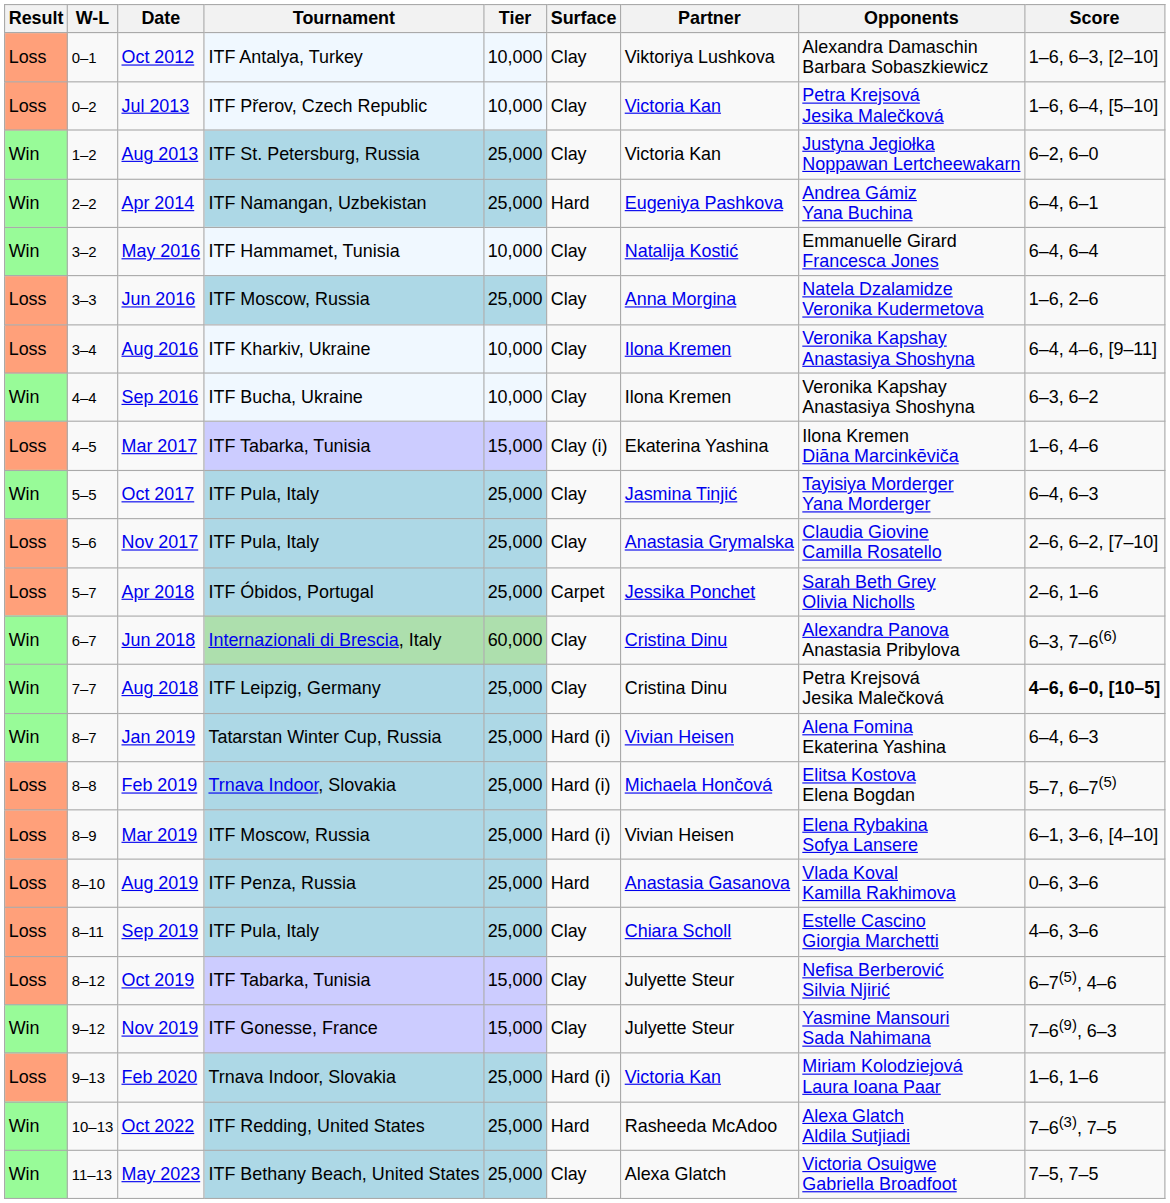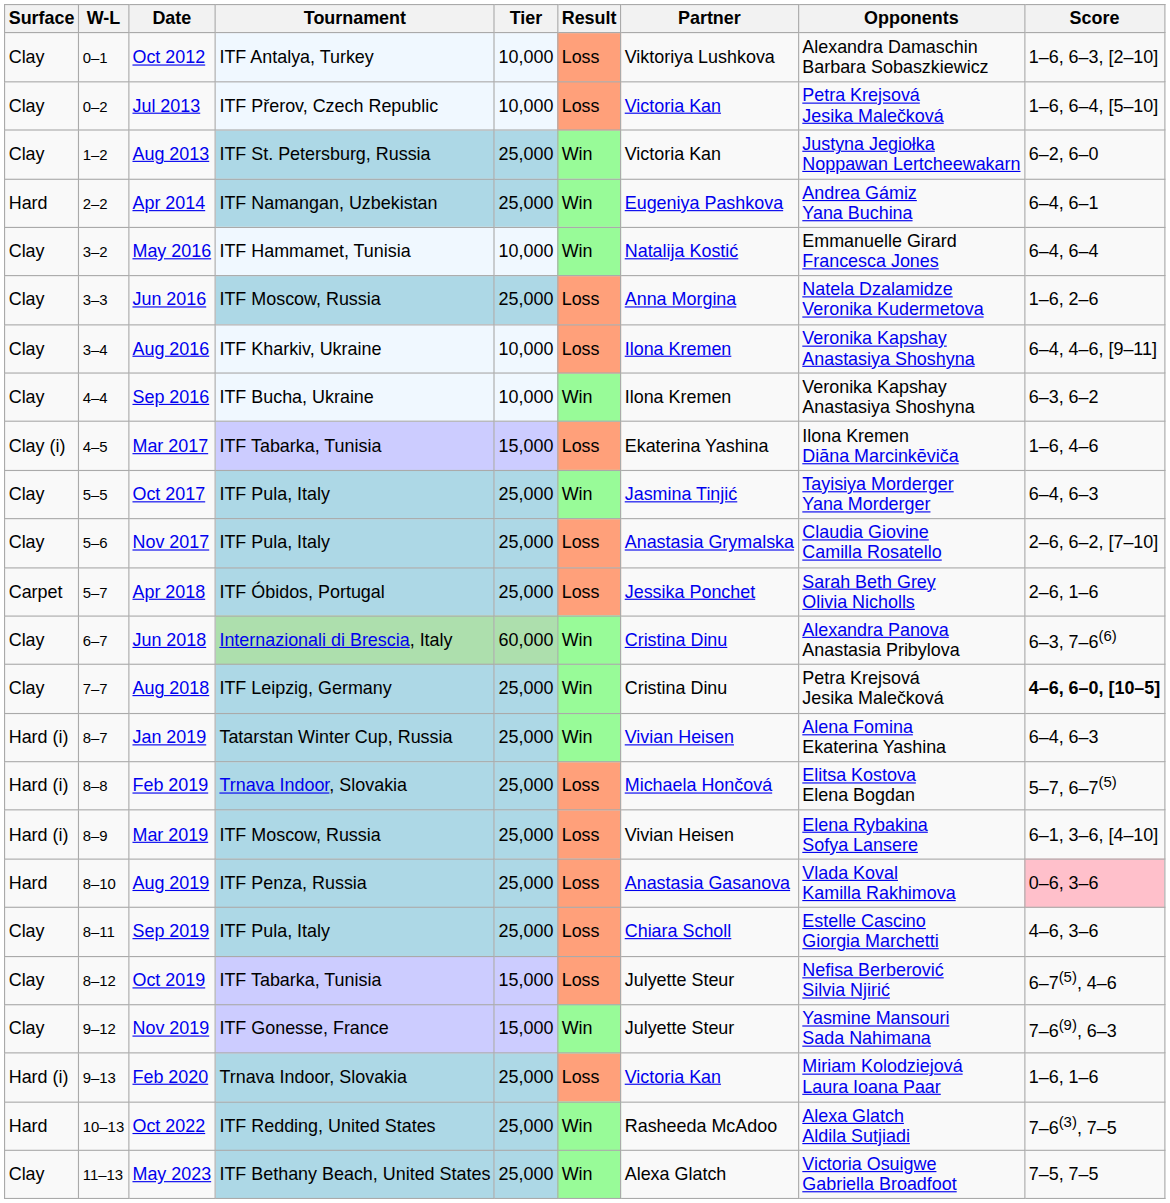columns swapped: (36, 18) <-> (584, 18)
(1064, 883) no background -> (1064, 883) pink background
